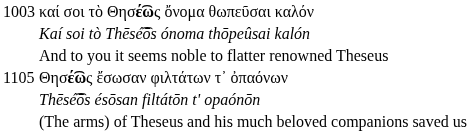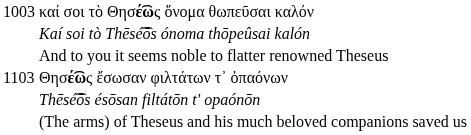(19, 78) 1105 -> (19, 78) 1103
